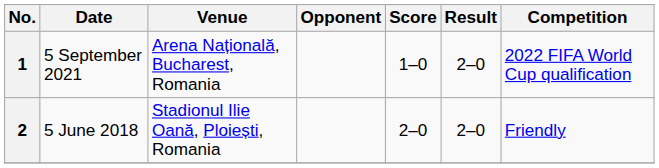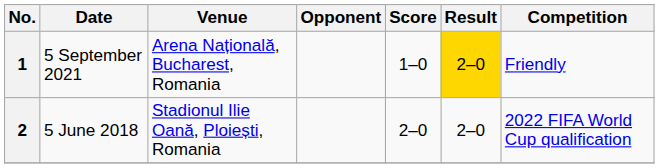(471, 64) no background -> (471, 64) gold background
(568, 64) 2022 FIFA World Cup qualification -> (535, 64) Friendly
(535, 130) Friendly -> (568, 130) 2022 FIFA World Cup qualification
